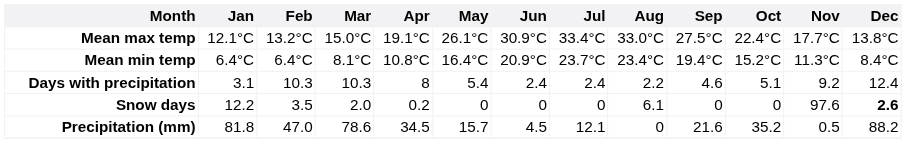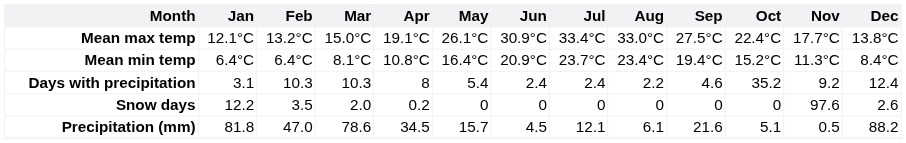(771, 82) 5.1 -> (766, 82) 35.2
(653, 105) 6.1 -> (660, 105) 0
(888, 105) bold -> (888, 105) normal
(660, 127) 0 -> (653, 127) 6.1
(766, 127) 35.2 -> (771, 127) 5.1
